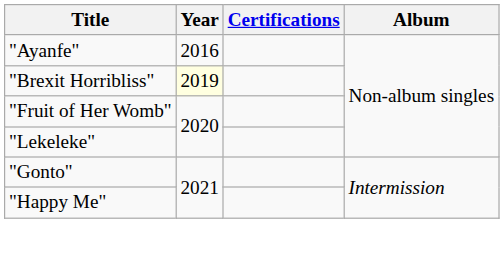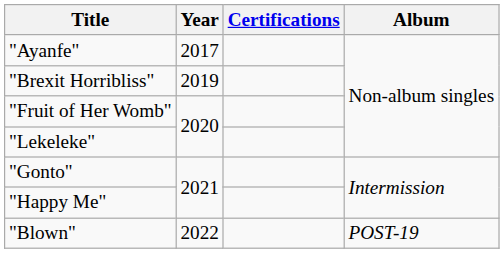(200, 50) 2016 -> (200, 50) 2017
(200, 80) lightyellow background -> (200, 80) no background
+ row: (42, 232)
